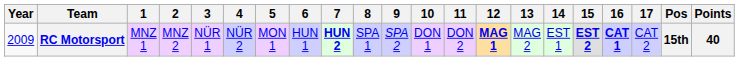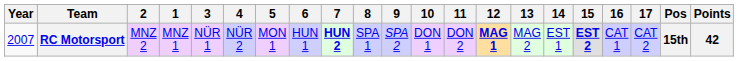columns swapped: (143, 14) <-> (175, 14)
(21, 39) 2009 -> (21, 39) 2007
(617, 39) bold -> (617, 39) normal
(713, 39) 40 -> (712, 39) 42
